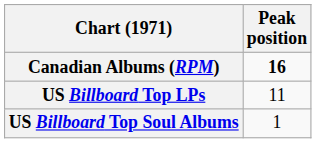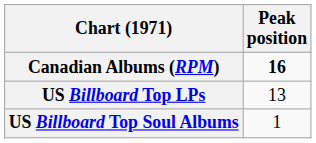(277, 94) 11 -> (277, 94) 13
